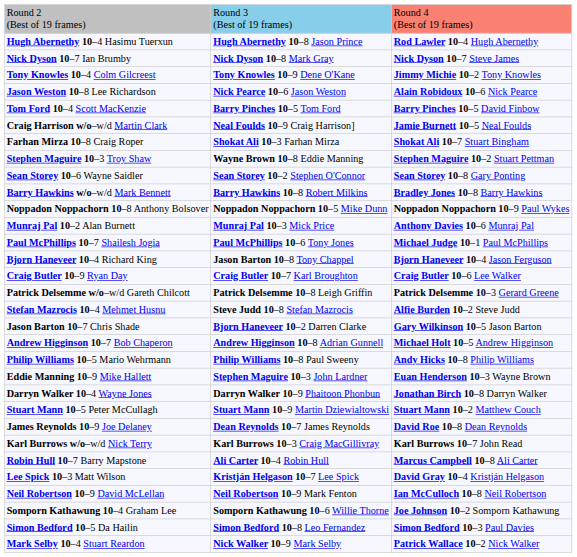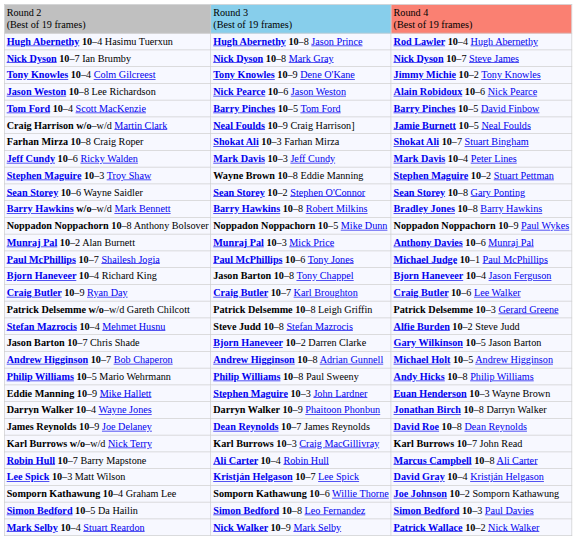+ row: (72, 158)
- row: (82, 410)
- row: (86, 493)
